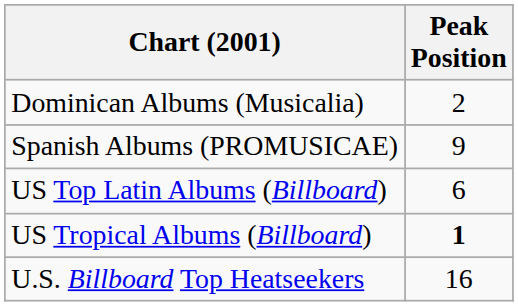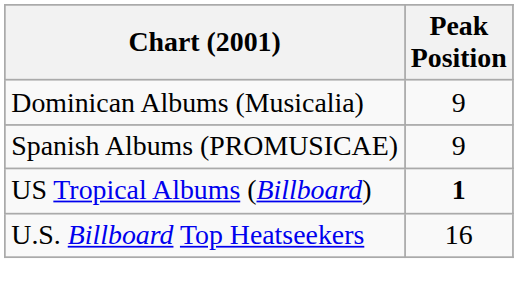(459, 102) 2 -> (459, 102) 9
- row: (199, 190)
